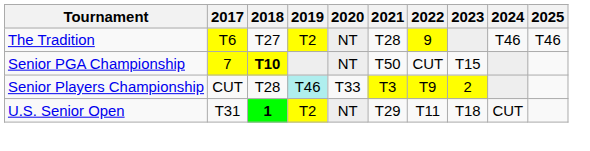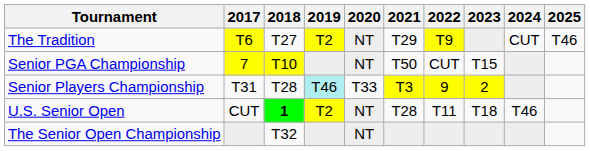(388, 40) T28 -> (404, 40) T29
(428, 40) 9 -> (444, 40) T9
(508, 40) T46 -> (524, 40) CUT
(268, 64) bold -> (284, 64) normal
(228, 87) CUT -> (244, 87) T31
(428, 87) T9 -> (444, 87) 9
(228, 111) T31 -> (244, 111) CUT
(388, 111) T29 -> (404, 111) T28
(508, 111) CUT -> (524, 111) T46
+ row: (114, 134)
